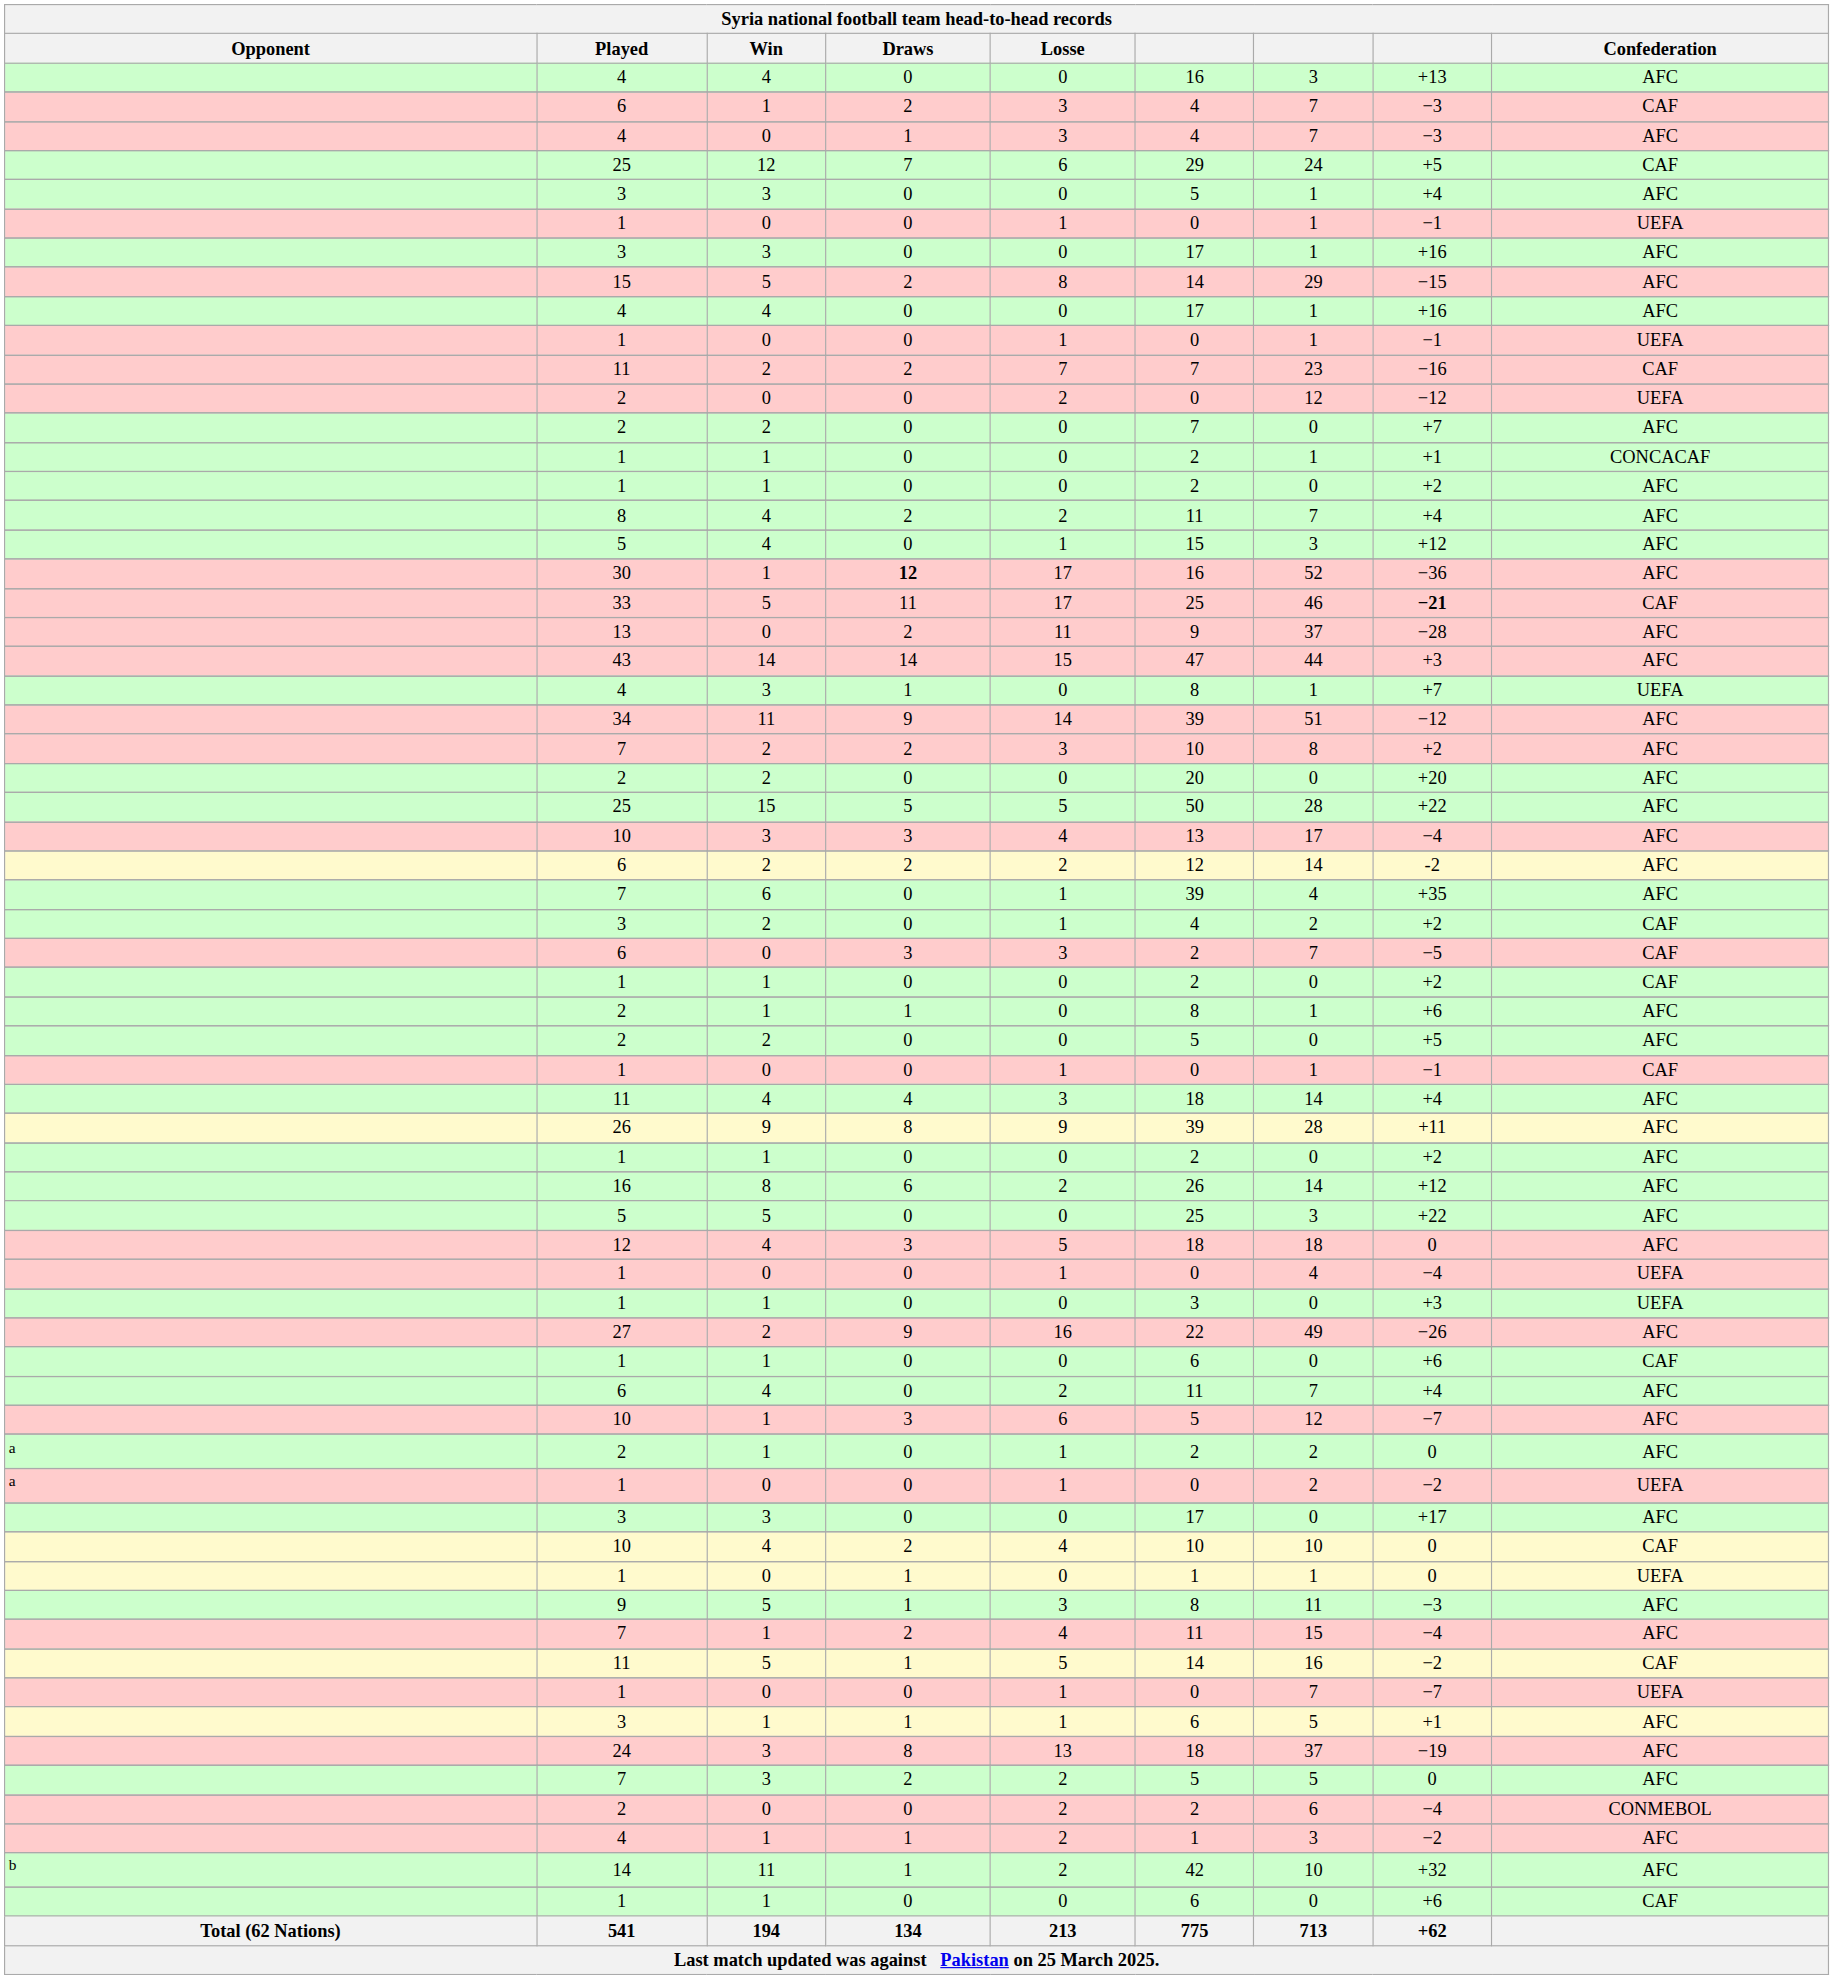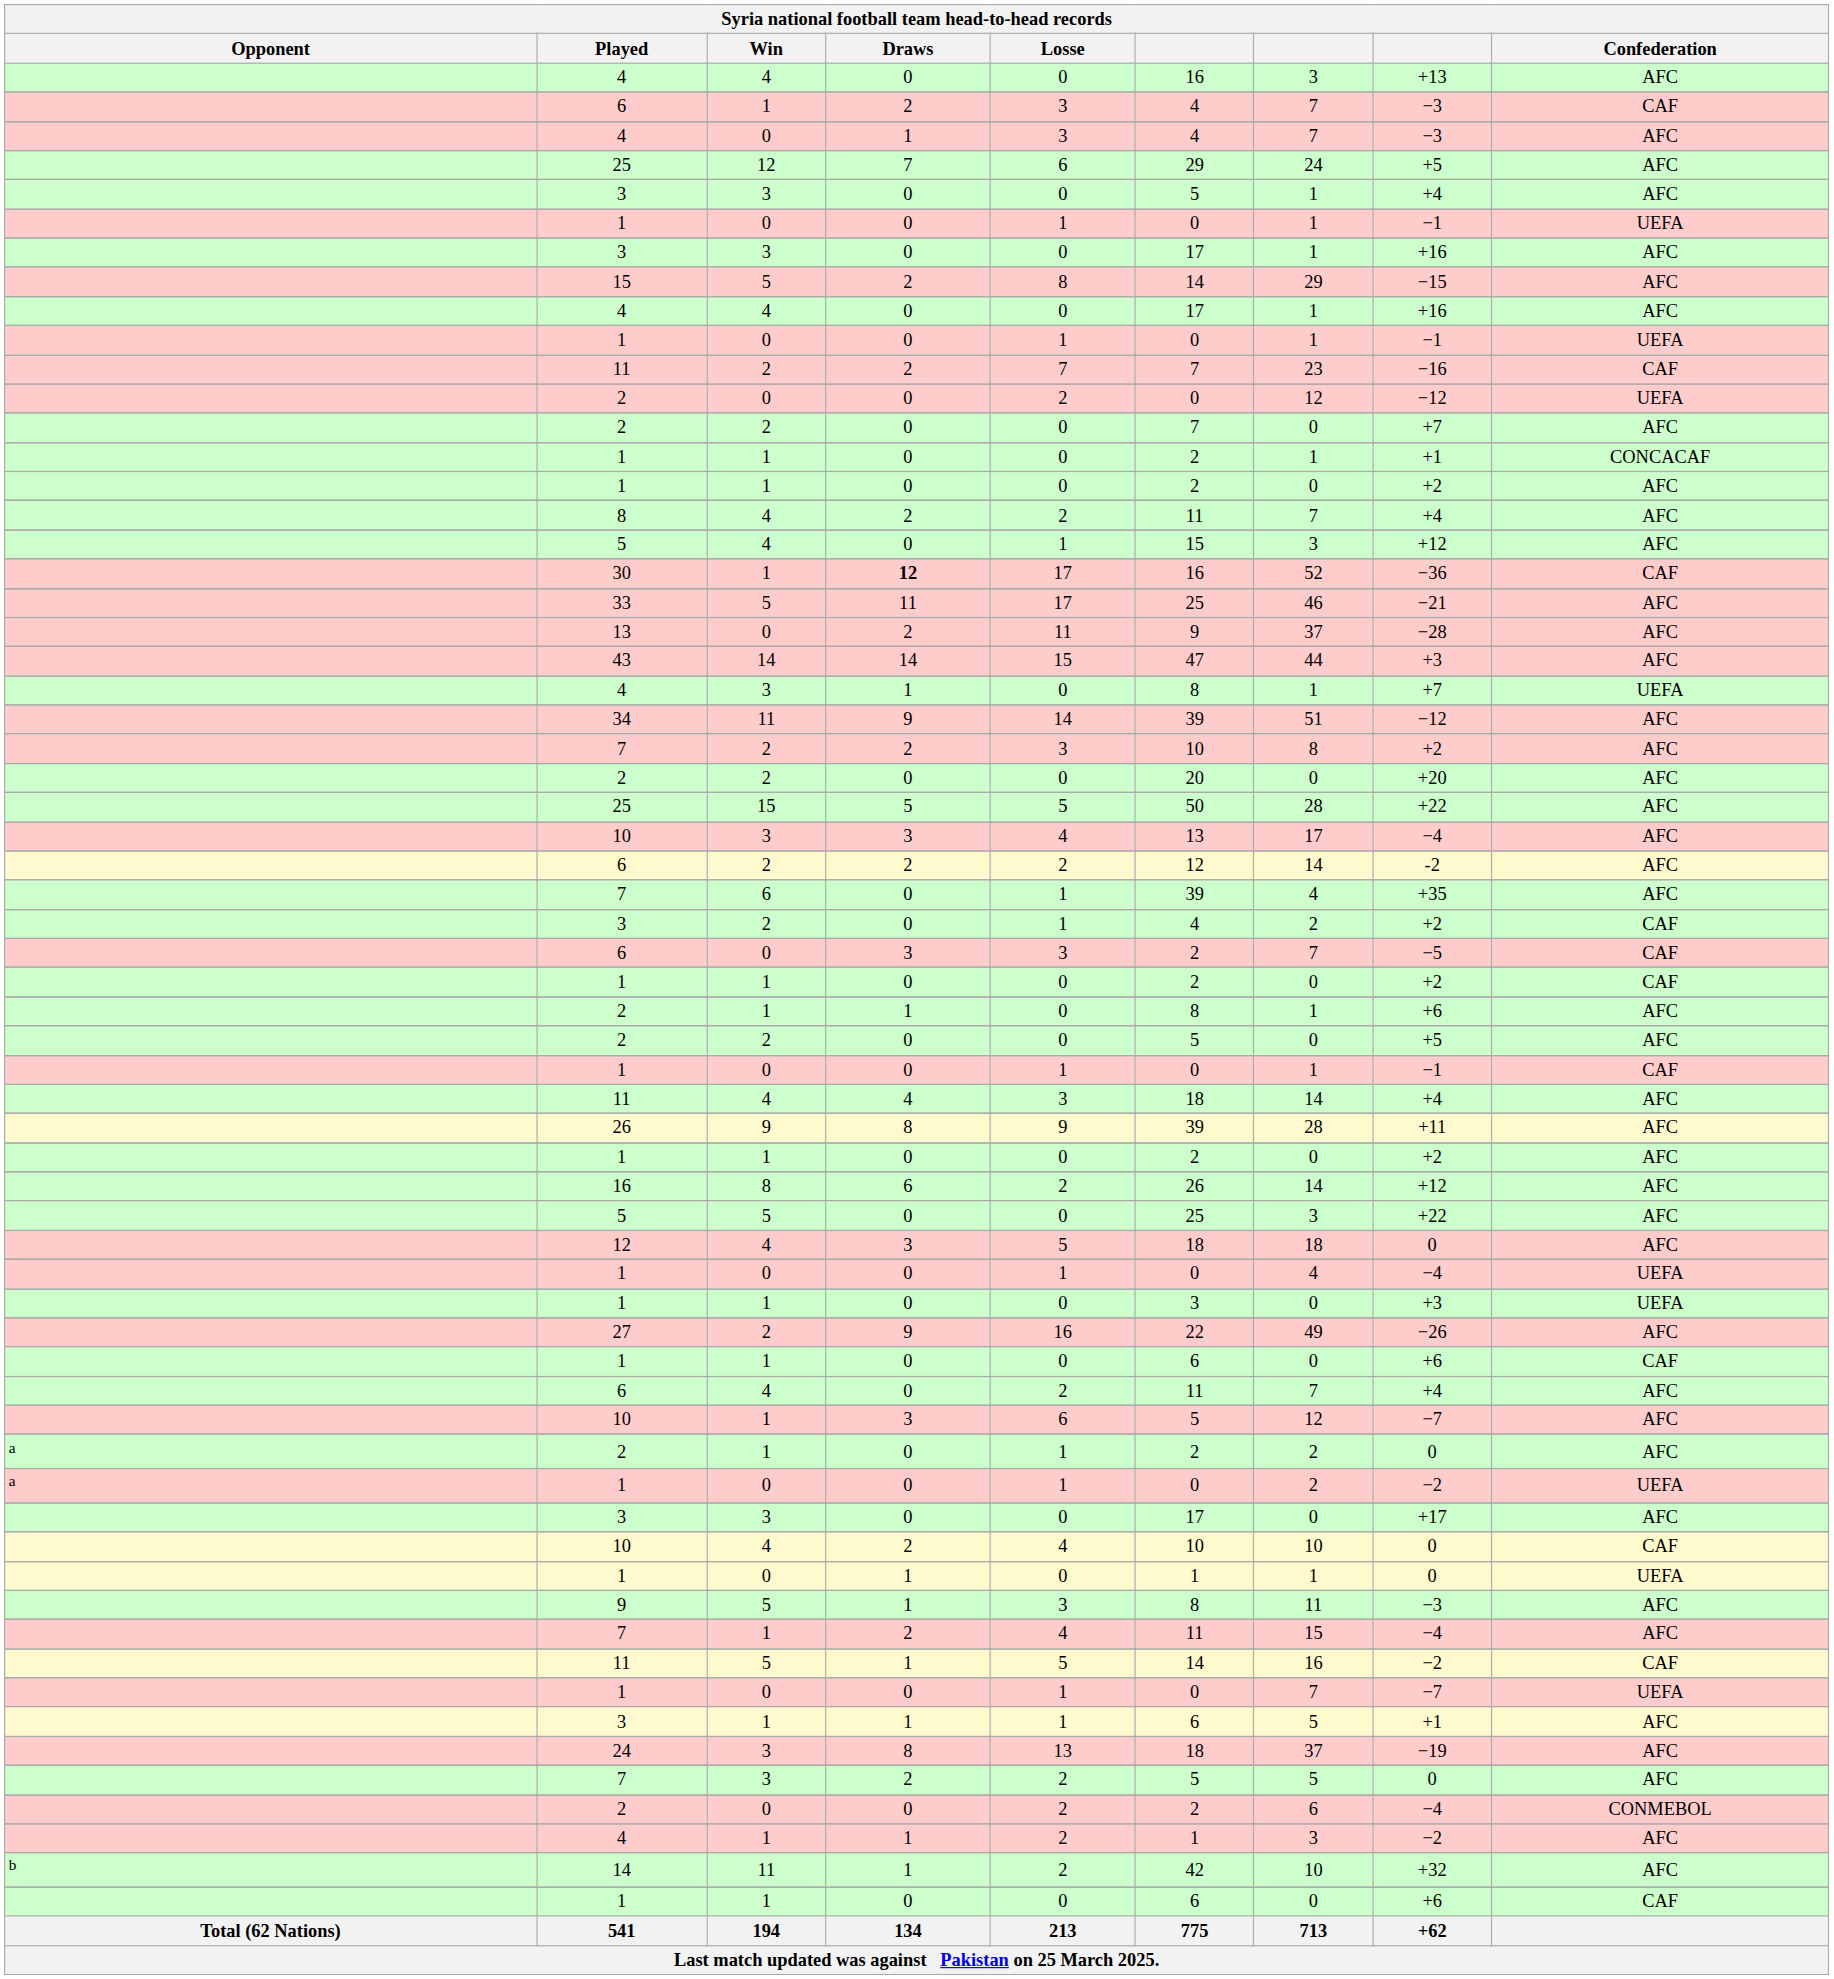(1660, 164) CAF -> (1660, 164) AFC
(1660, 573) AFC -> (1660, 573) CAF
(1432, 602) bold -> (1432, 602) normal
(1660, 602) CAF -> (1660, 602) AFC
